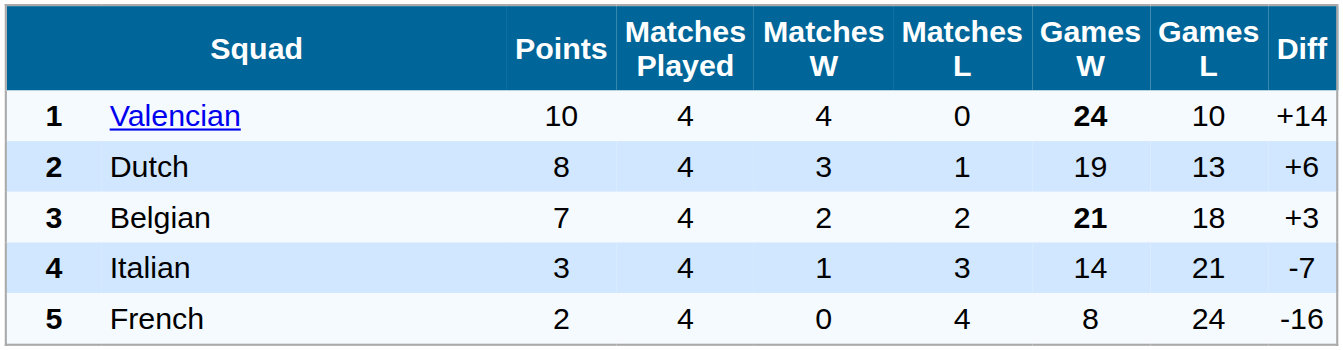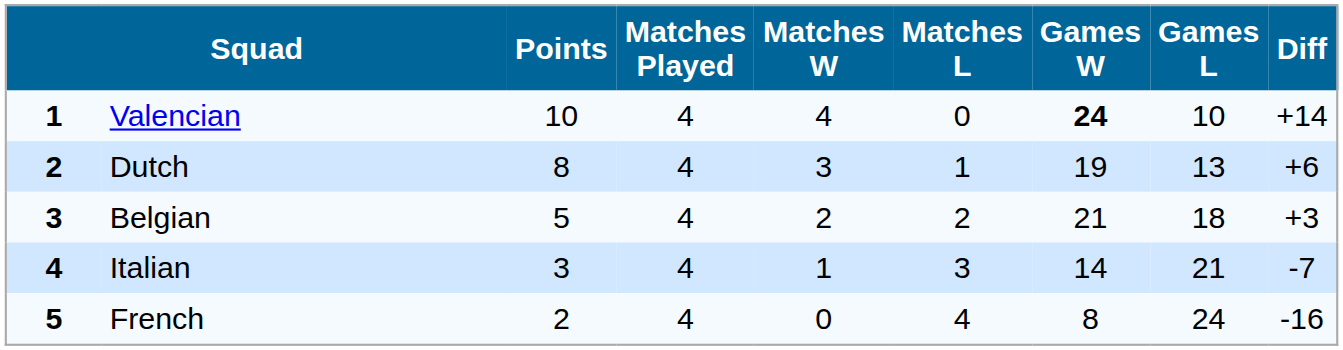(561, 217) 7 -> (561, 217) 5
(1090, 217) bold -> (1090, 217) normal
